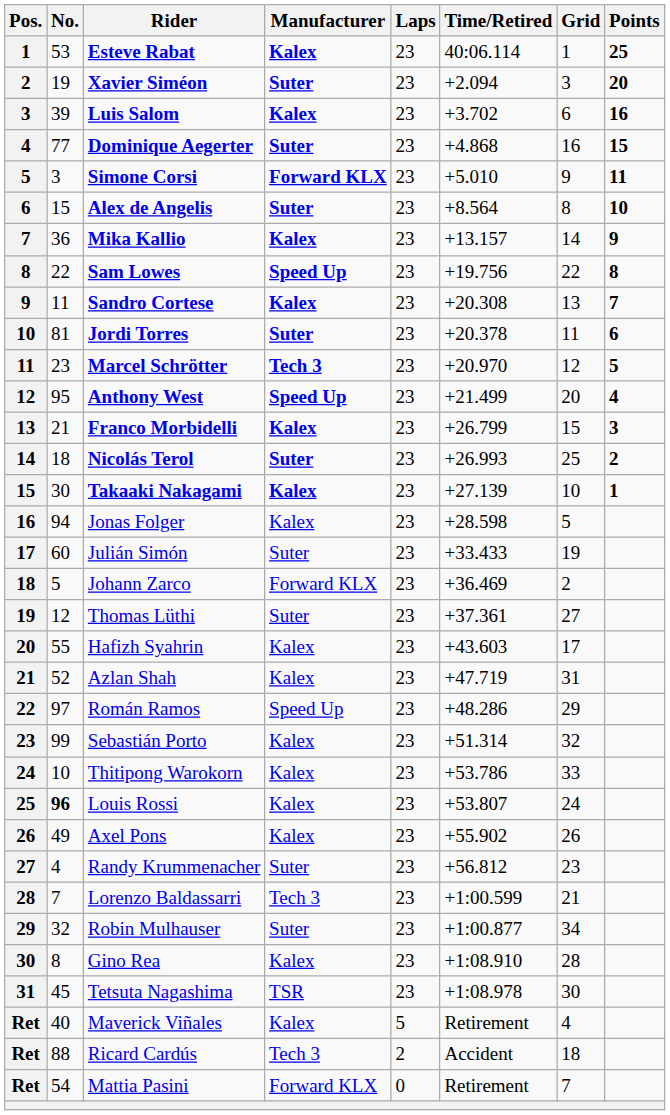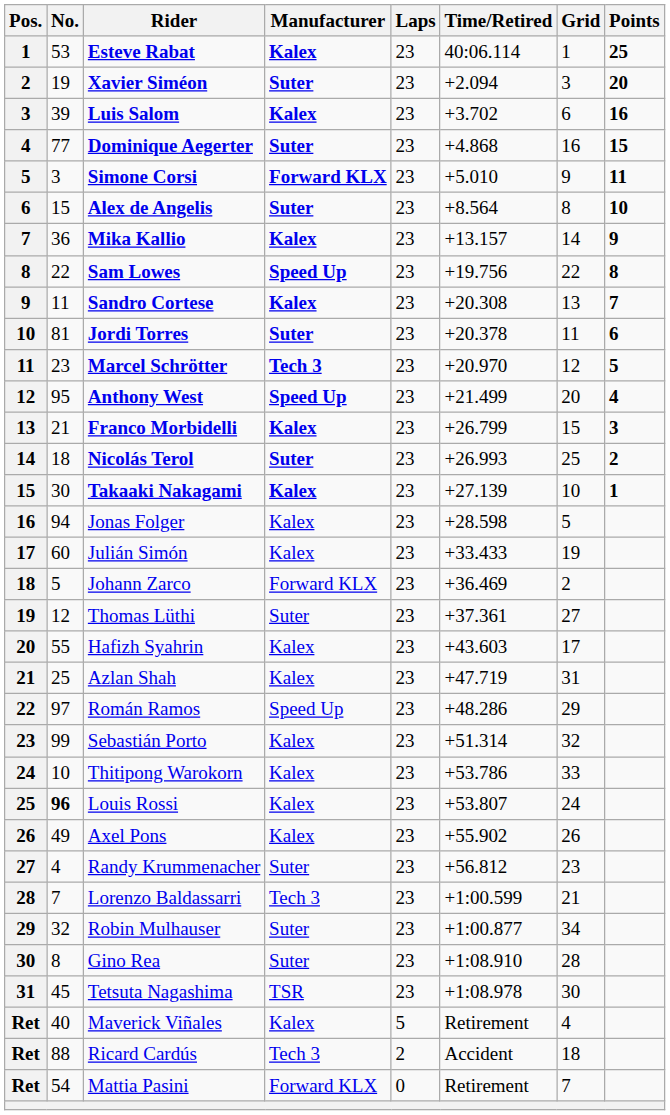(289, 552) Suter -> (292, 552) Kalex
(61, 678) 52 -> (61, 678) 25
(292, 960) Kalex -> (289, 960) Suter
